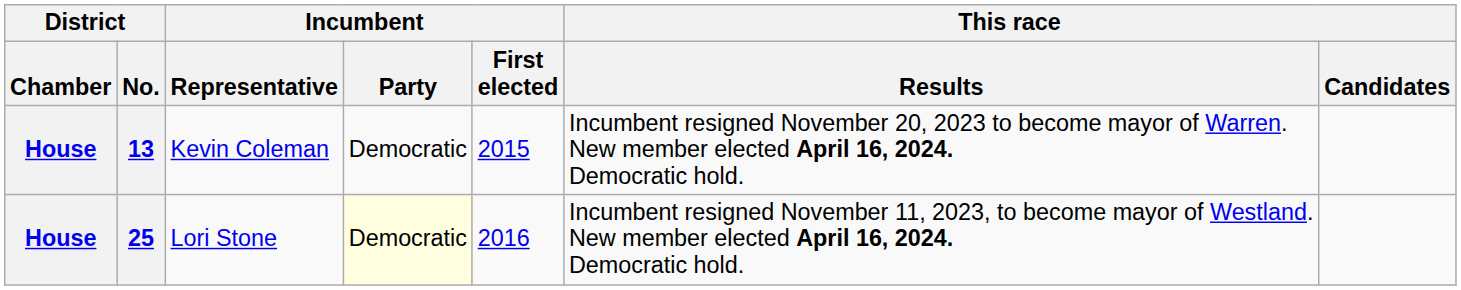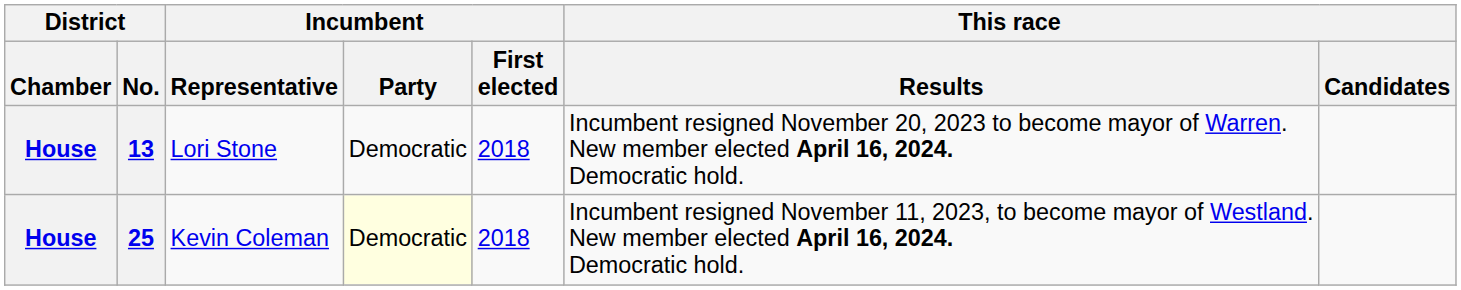(250, 149) Kevin Coleman -> (224, 149) Lori Stone
(504, 149) 2015 -> (504, 149) 2018
(224, 239) Lori Stone -> (250, 239) Kevin Coleman
(504, 239) 2016 -> (504, 239) 2018
